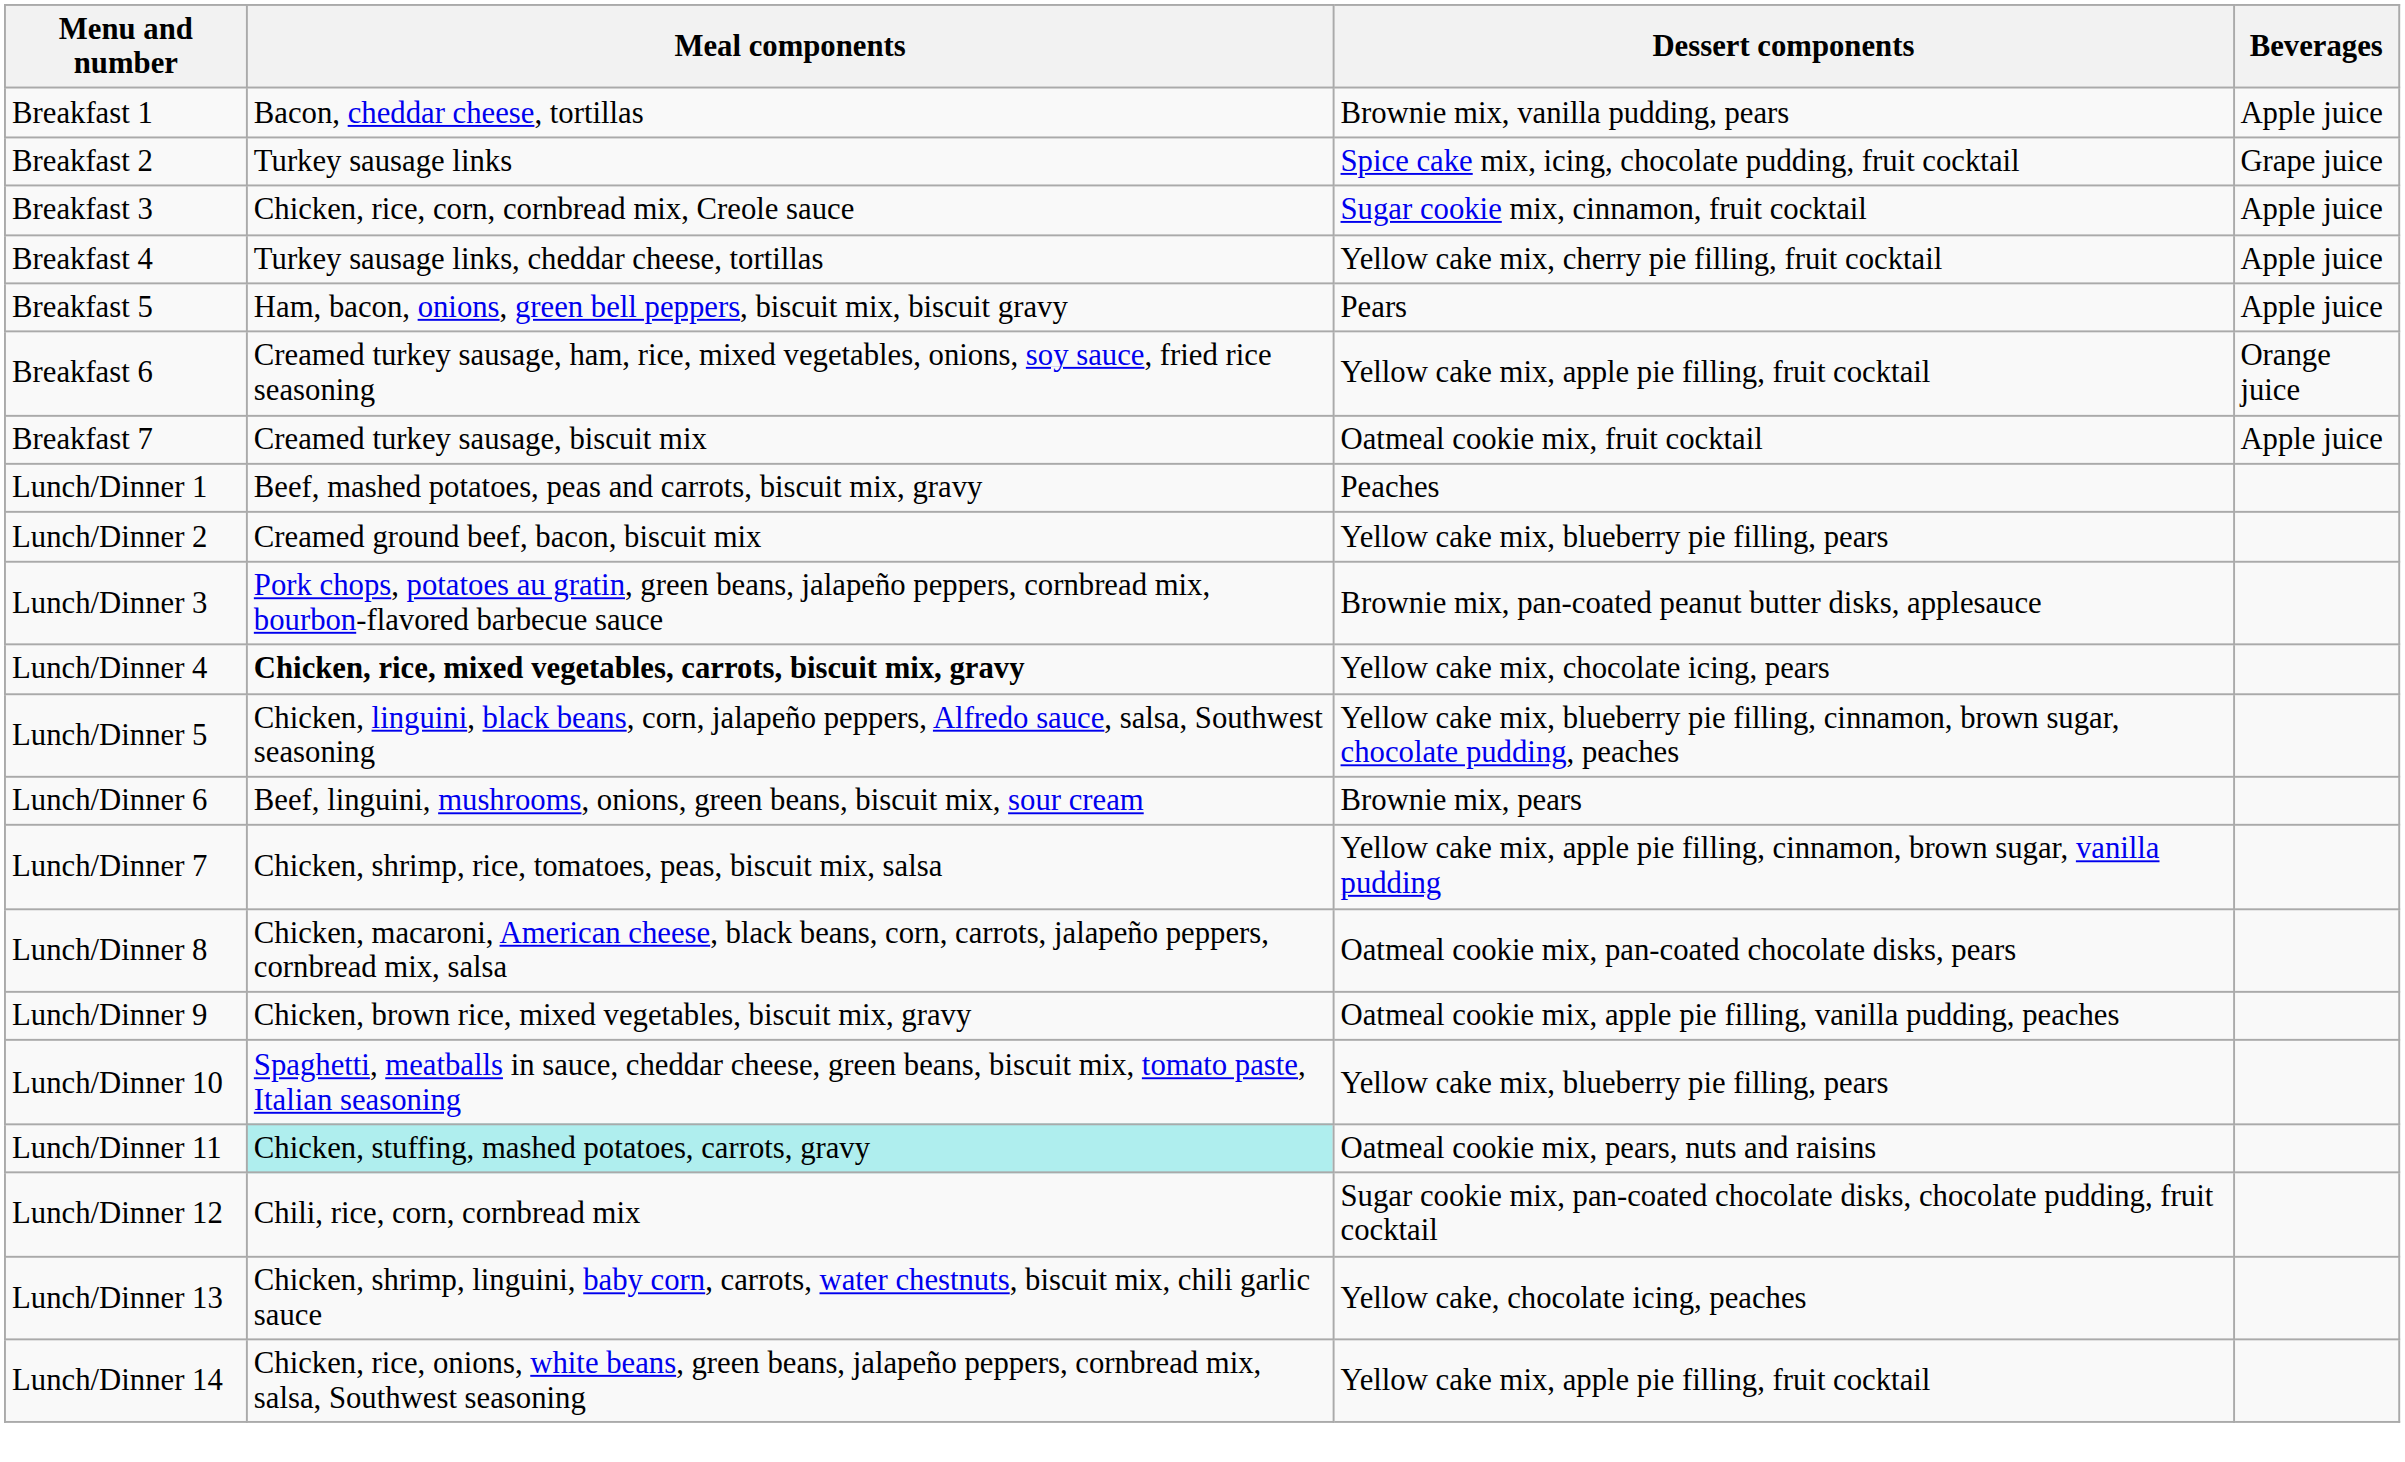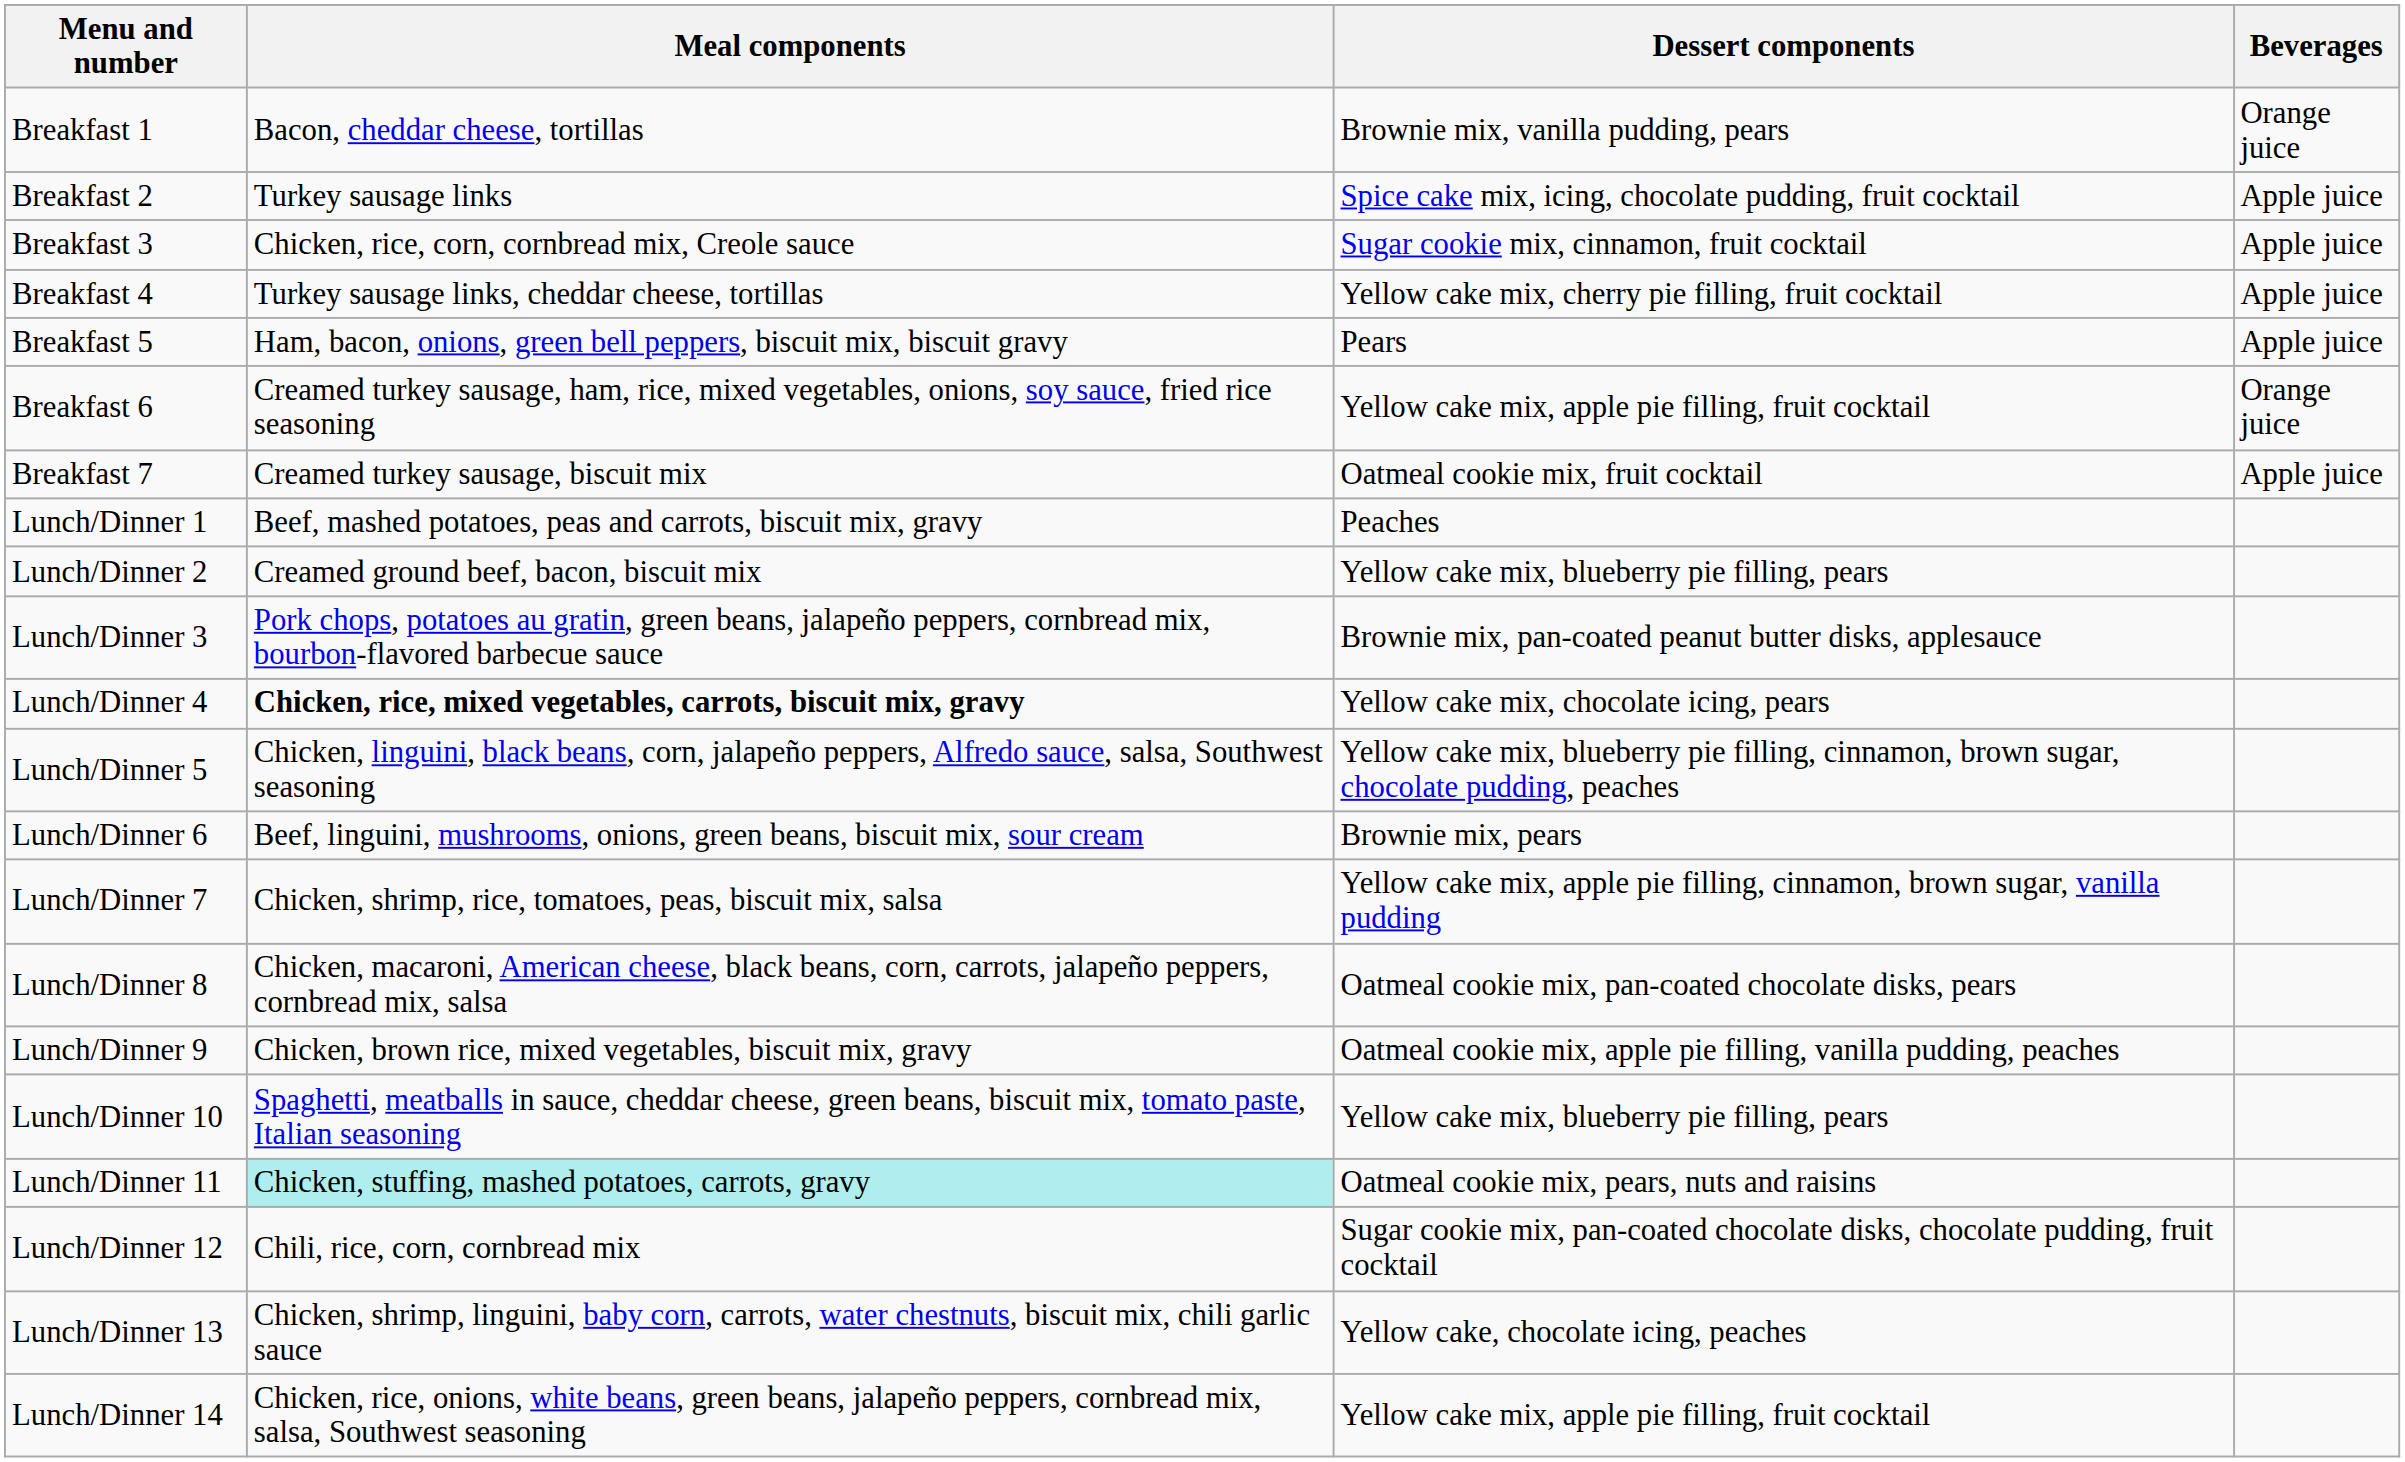(2312, 112) Apple juice -> (2286, 129) Orange juice
(2312, 160) Grape juice -> (2312, 195) Apple juice
